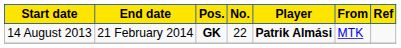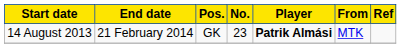(212, 33) bold -> (212, 33) normal
(240, 33) 22 -> (240, 33) 23
